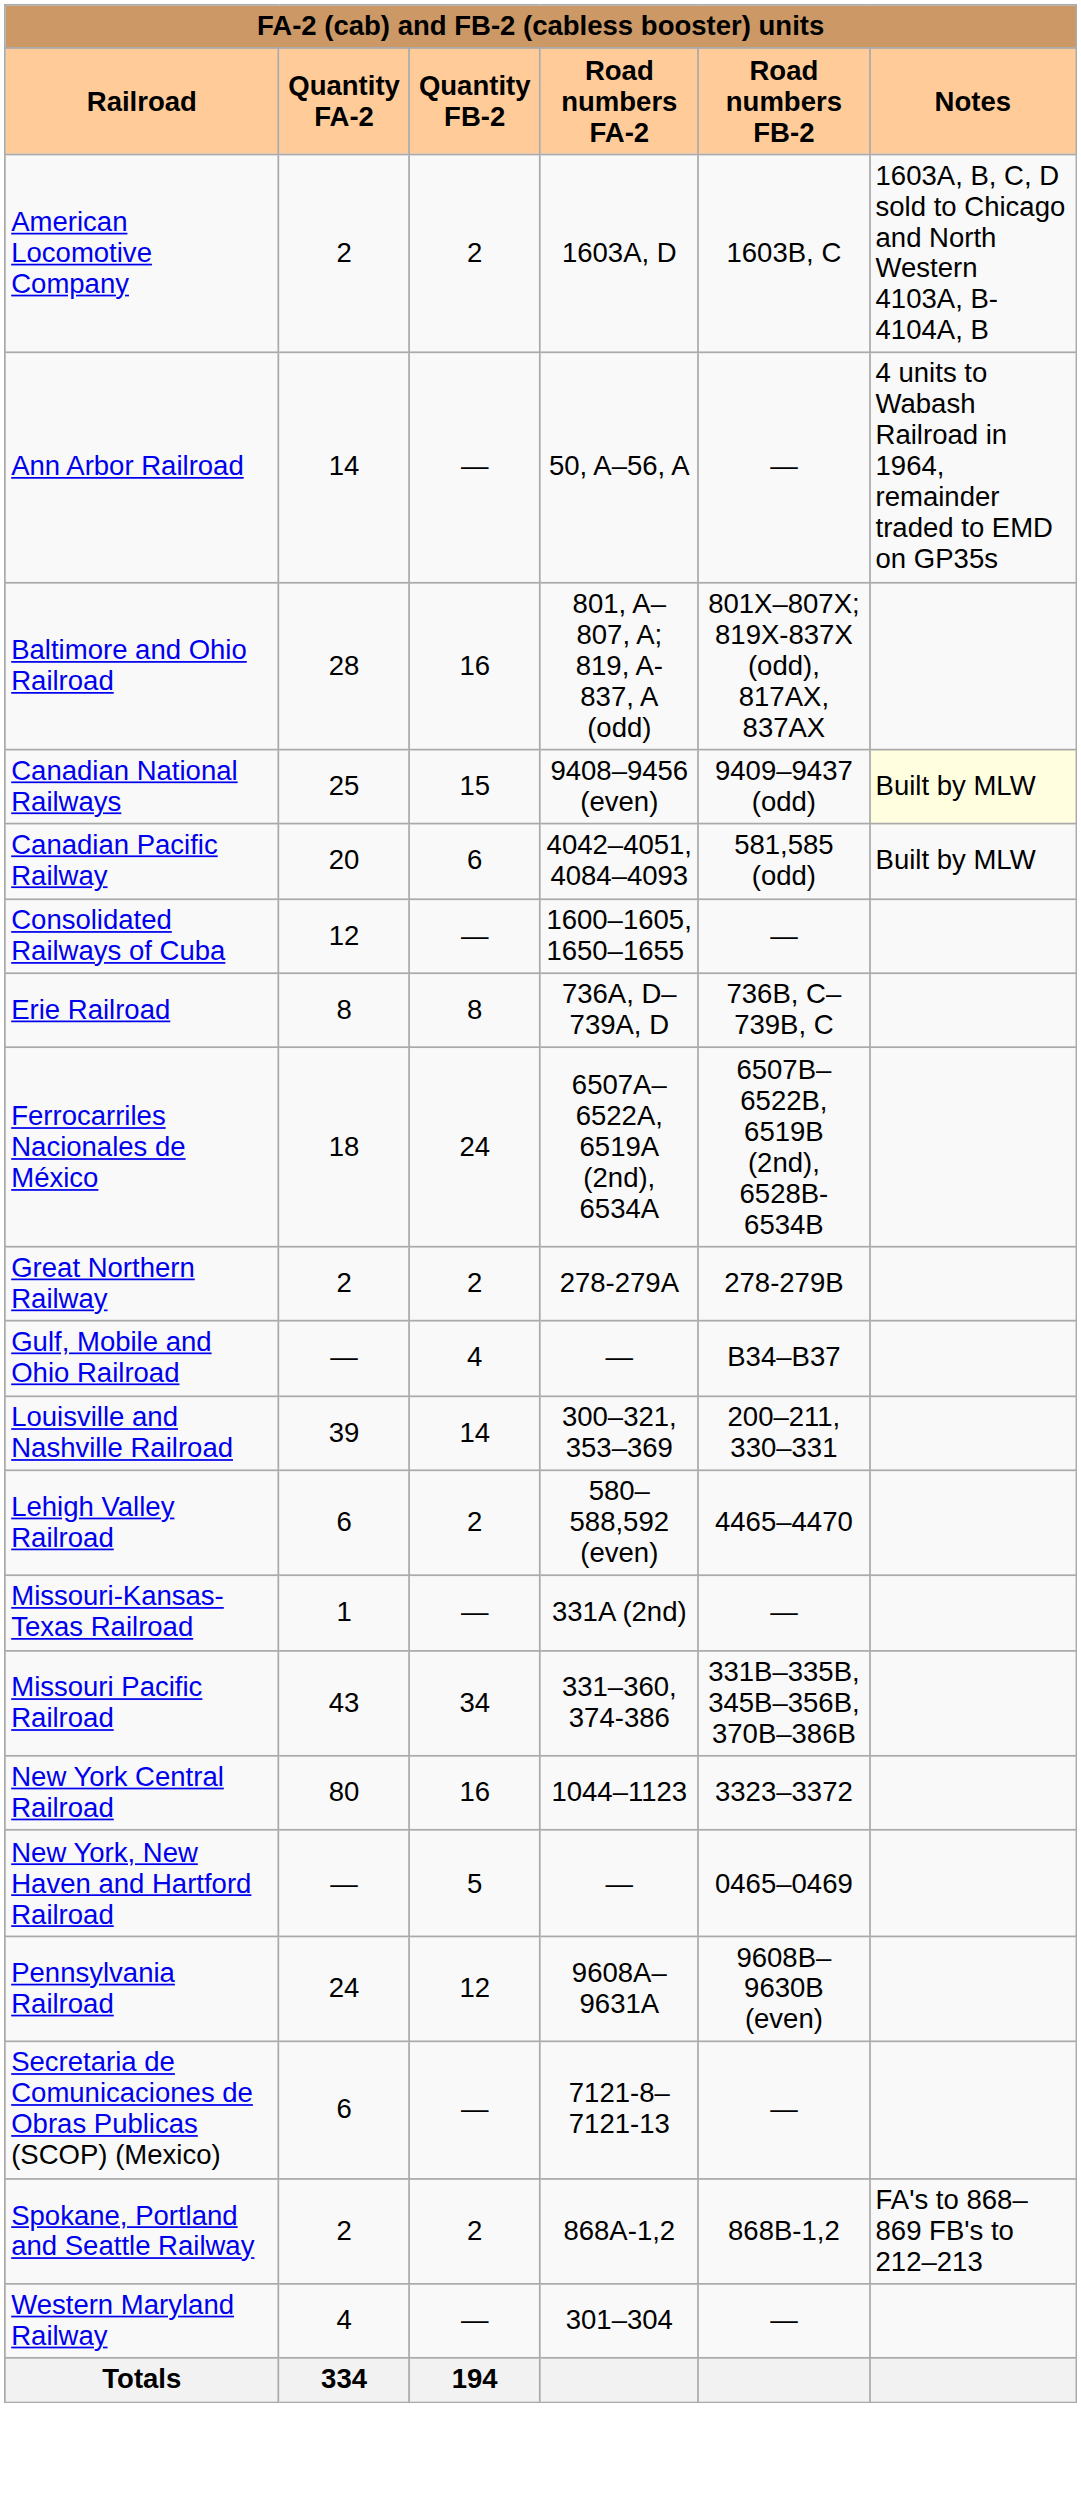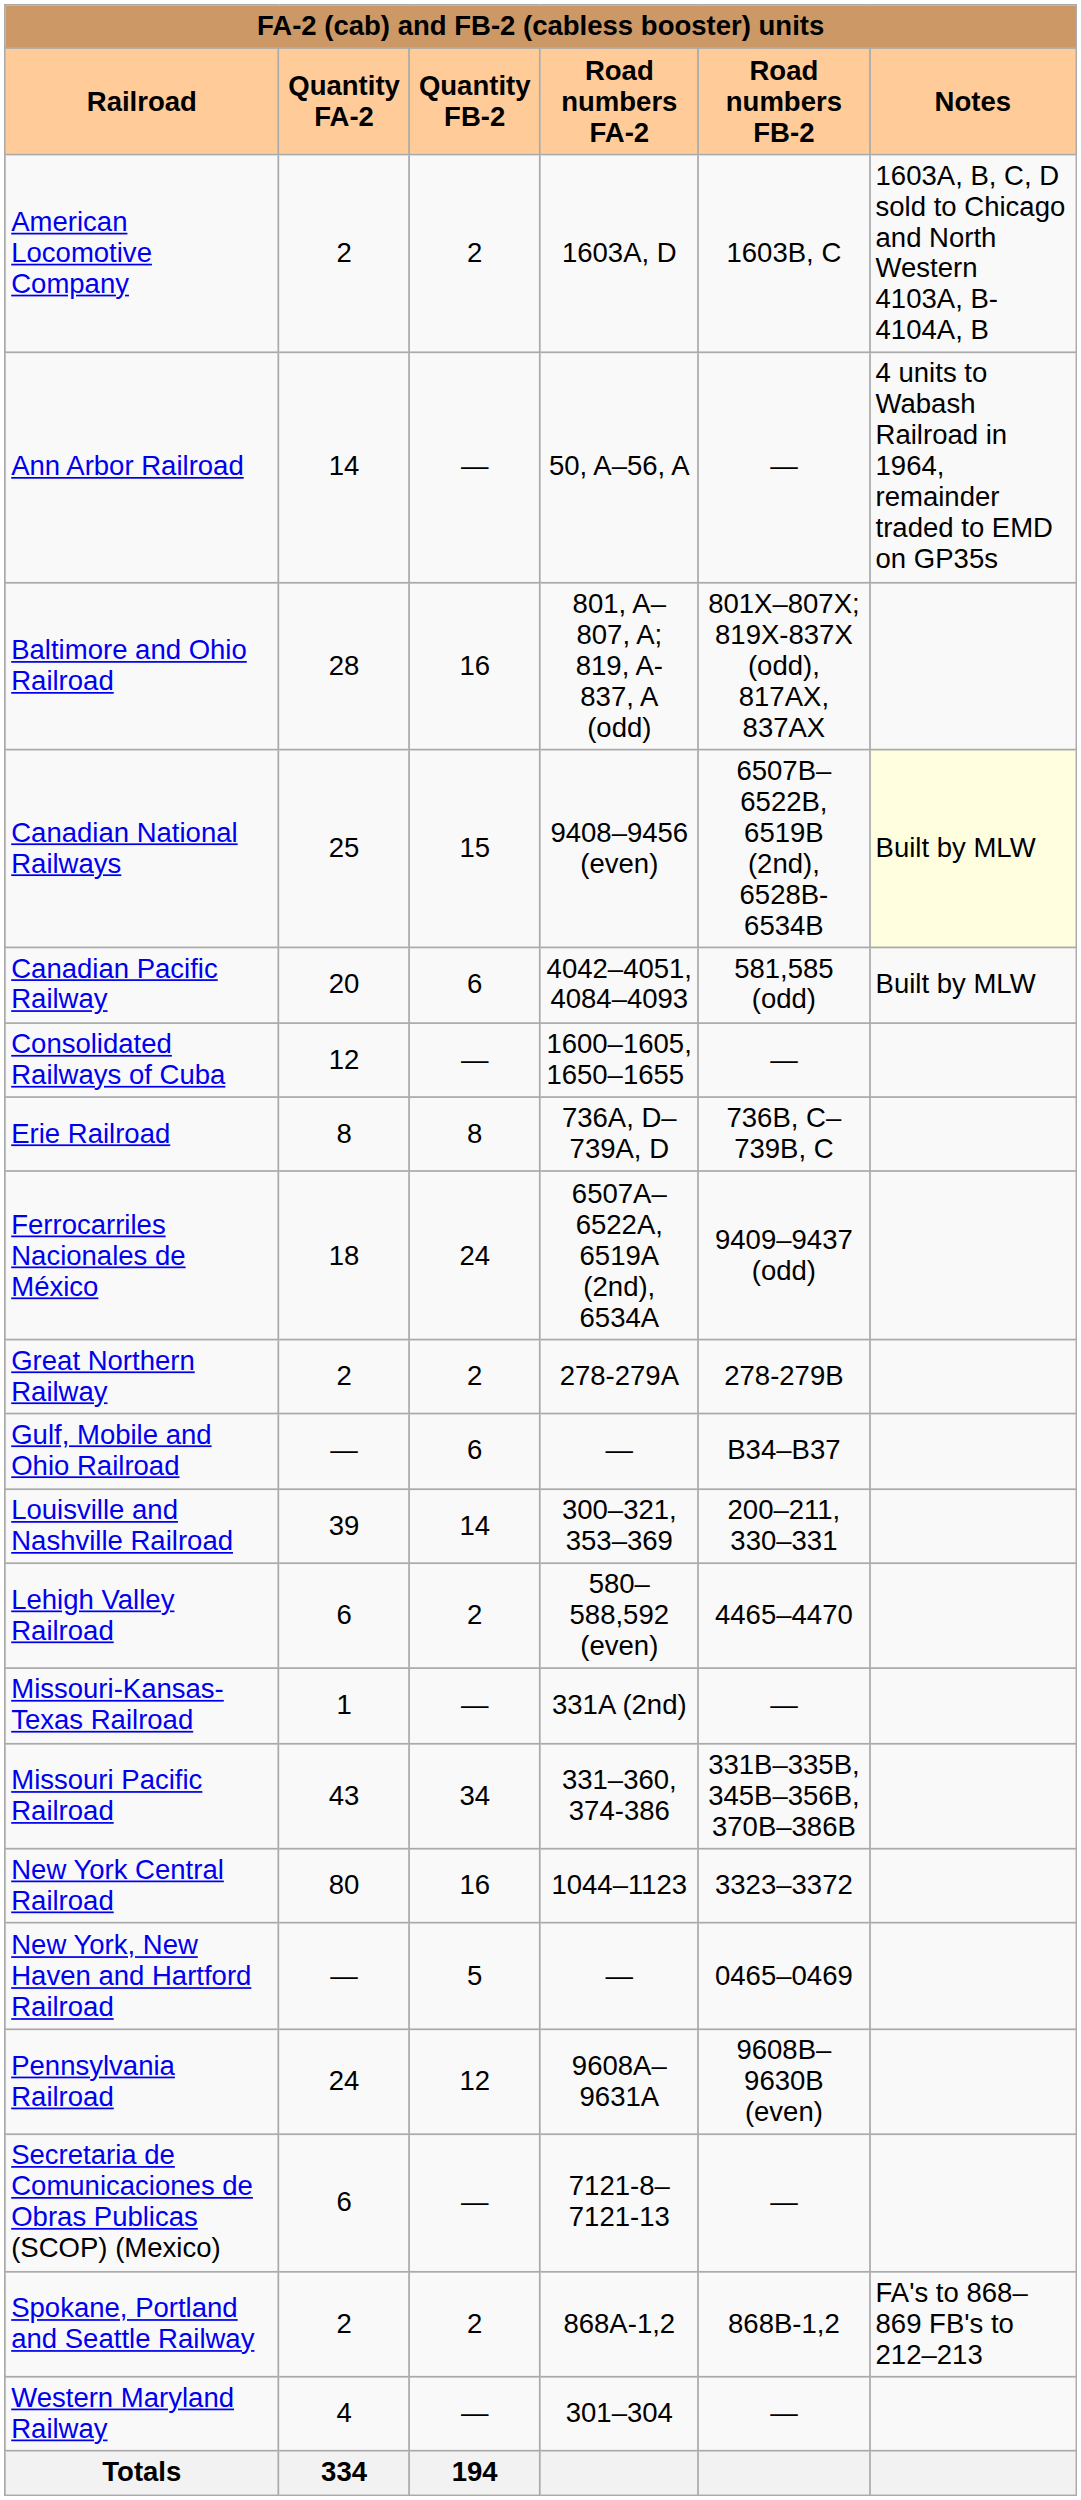(784, 786) 9409–9437 (odd) -> (784, 848) 6507B–6522B, 6519B (2nd), 6528B-6534B
(784, 1146) 6507B–6522B, 6519B (2nd), 6528B-6534B -> (784, 1255) 9409–9437 (odd)
(475, 1357) 4 -> (475, 1450) 6
